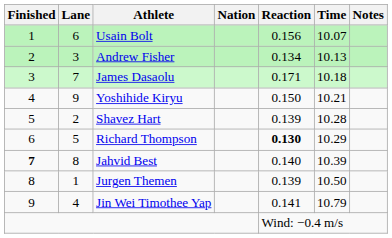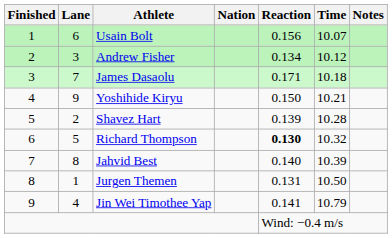(332, 56) 10.13 -> (332, 56) 10.12
(332, 139) 10.29 -> (332, 139) 10.32
(31, 160) bold -> (31, 160) normal
(286, 181) 0.139 -> (286, 181) 0.131
